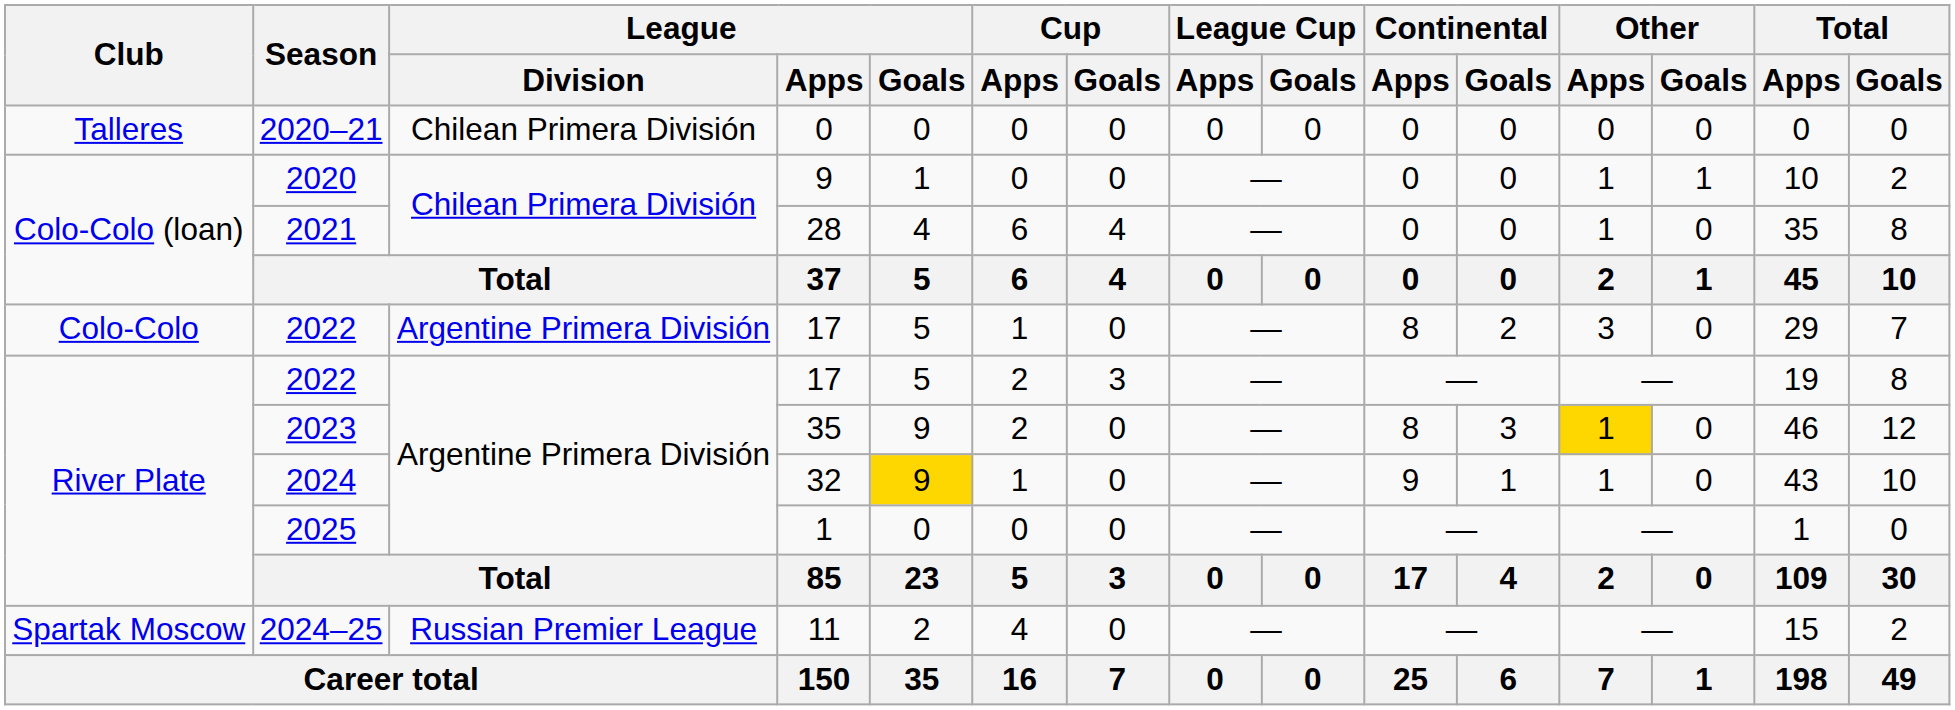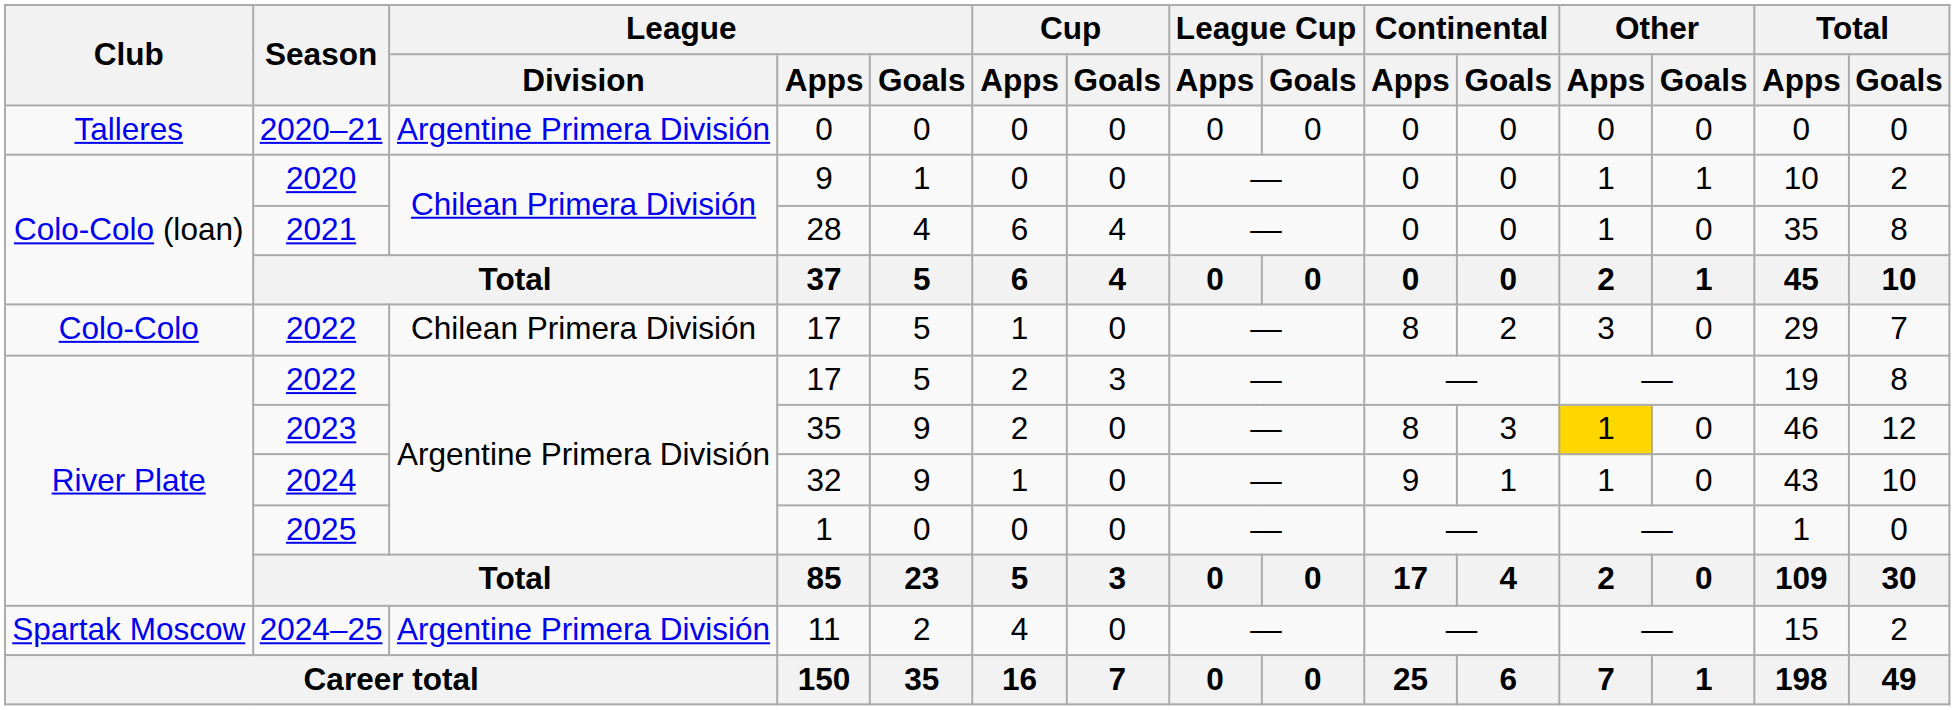(584, 129) Chilean Primera División -> (584, 129) Argentine Primera División
(584, 329) Argentine Primera División -> (584, 329) Chilean Primera División
(922, 479) gold background -> (922, 479) no background
(584, 629) Russian Premier League -> (584, 629) Argentine Primera División
